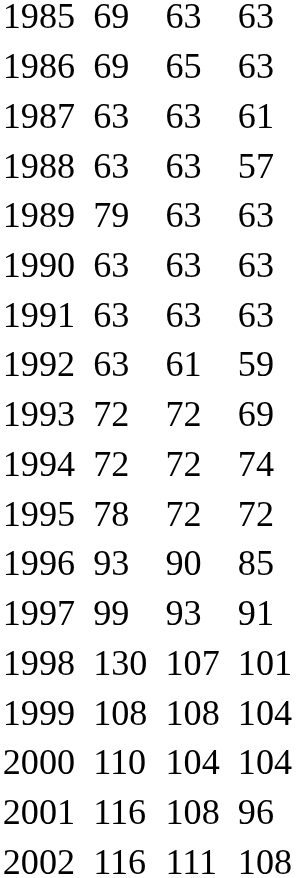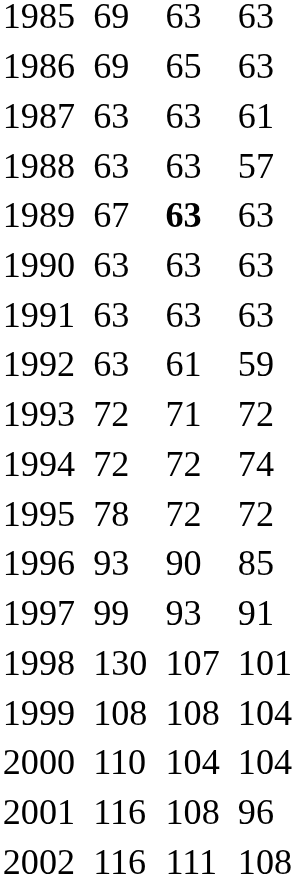(111, 215) 79 -> (111, 215) 67
(184, 215) normal -> (184, 215) bold
(184, 414) 72 -> (184, 414) 71
(256, 414) 69 -> (256, 414) 72
